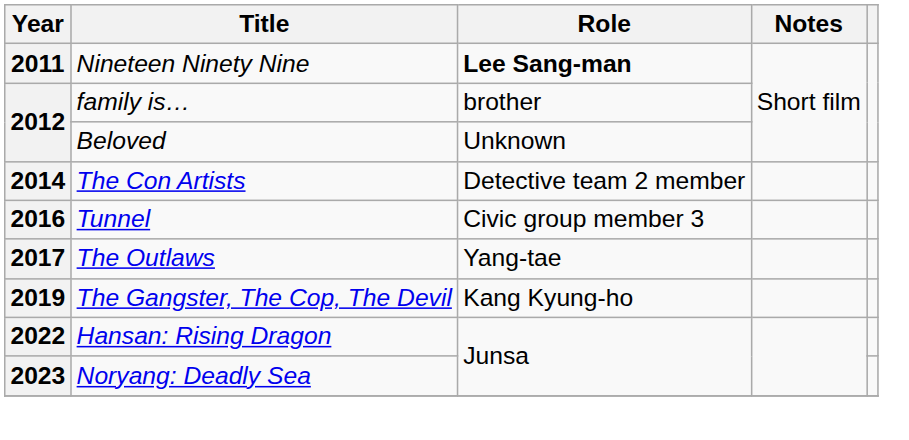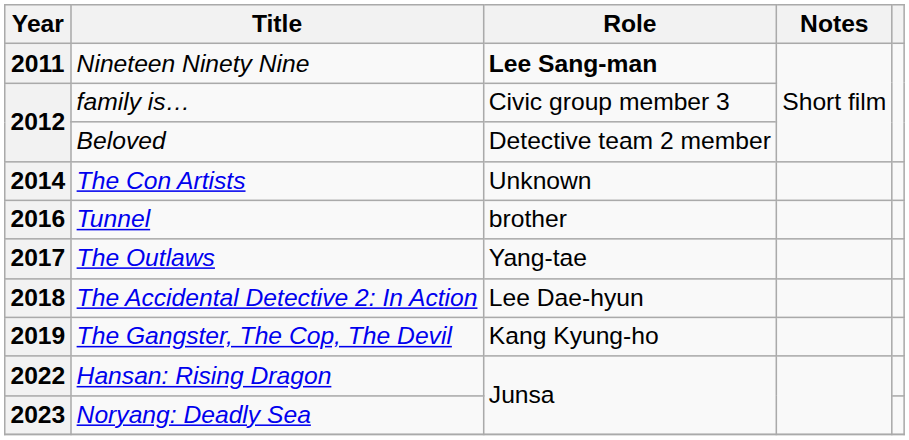(502, 102) brother -> (609, 102) Civic group member 3
(515, 141) Unknown -> (630, 141) Detective team 2 member
(604, 180) Detective team 2 member -> (540, 180) Unknown
(584, 219) Civic group member 3 -> (528, 219) brother
+ row: (38, 297)
